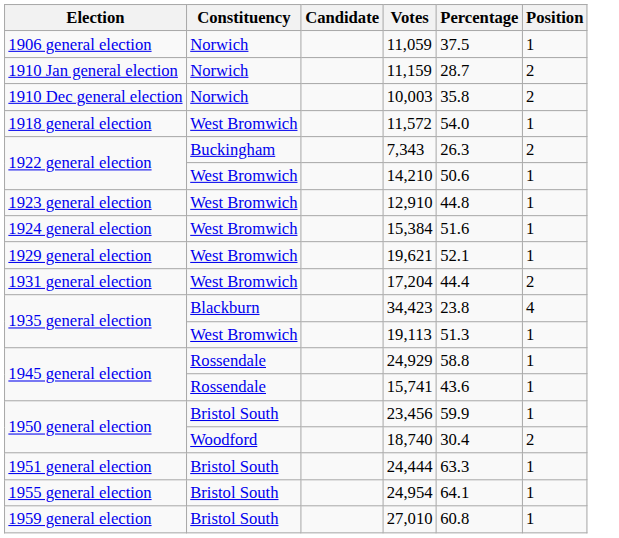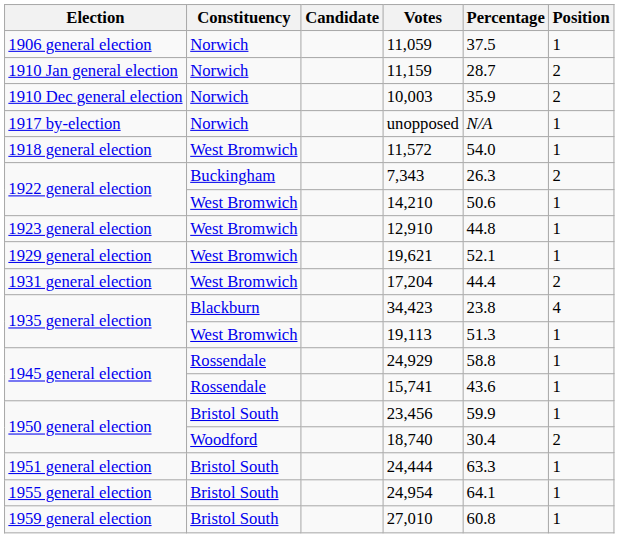(455, 96) 35.8 -> (481, 96) 35.9
+ row: (423, 123)
- row: (410, 228)
